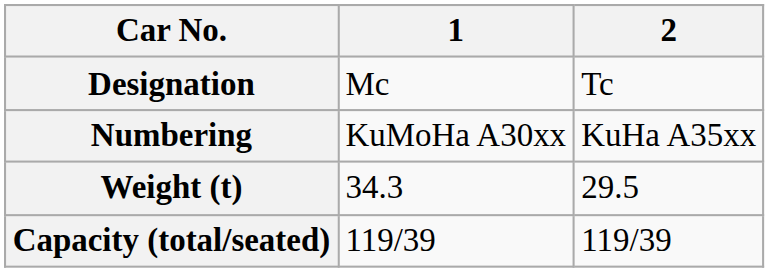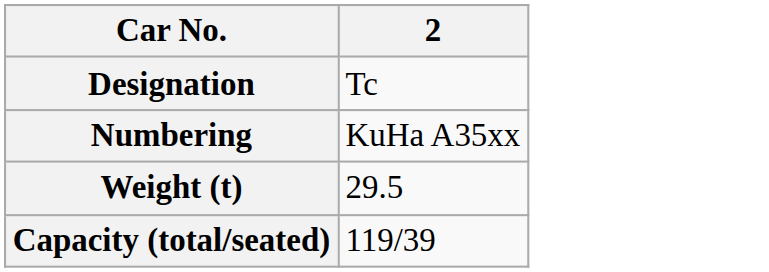- column: (456, 30)
